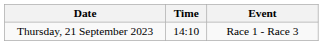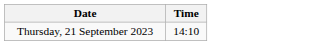- column: (262, 13)
